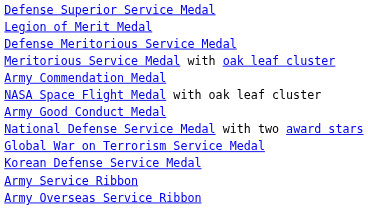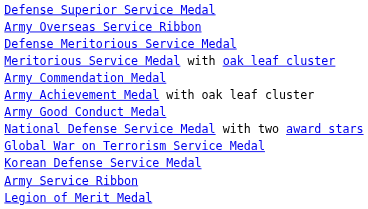rows swapped: (78, 27) <-> (103, 198)
+ row: (159, 95)
- row: (163, 95)
